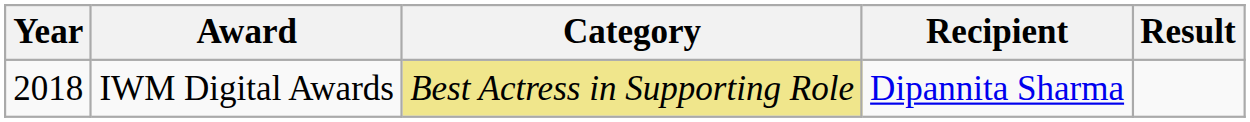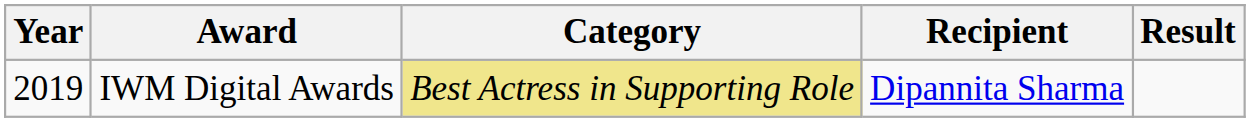(48, 87) 2018 -> (48, 87) 2019
